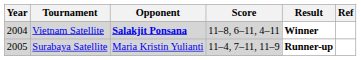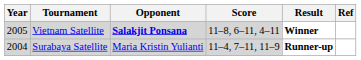(17, 30) 2004 -> (17, 30) 2005
(17, 47) 2005 -> (17, 47) 2004
